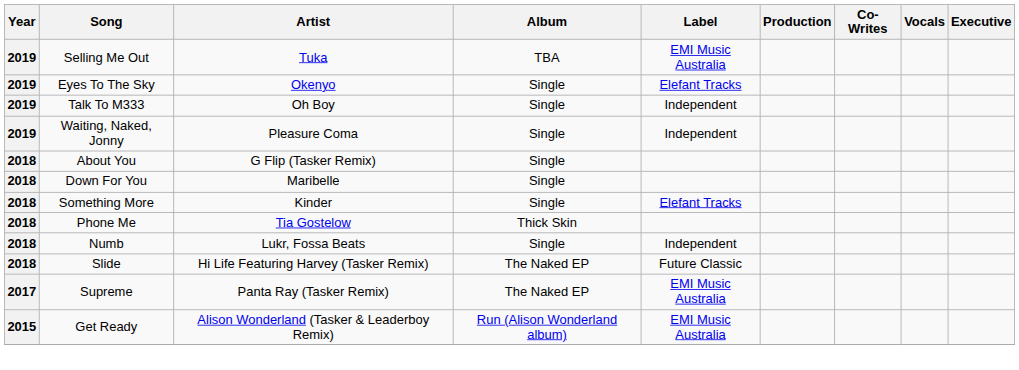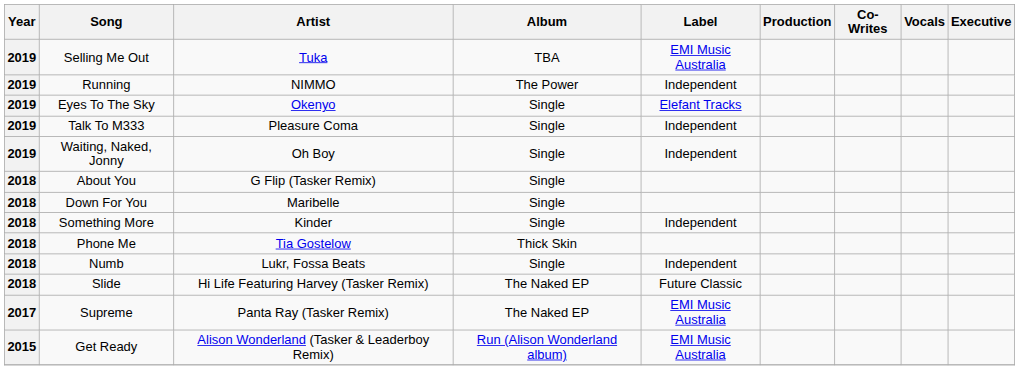+ row: (106, 85)
(313, 105) Oh Boy -> (313, 126) Pleasure Coma
(313, 133) Pleasure Coma -> (313, 153) Oh Boy
(701, 202) Elefant Tracks -> (701, 222) Independent
